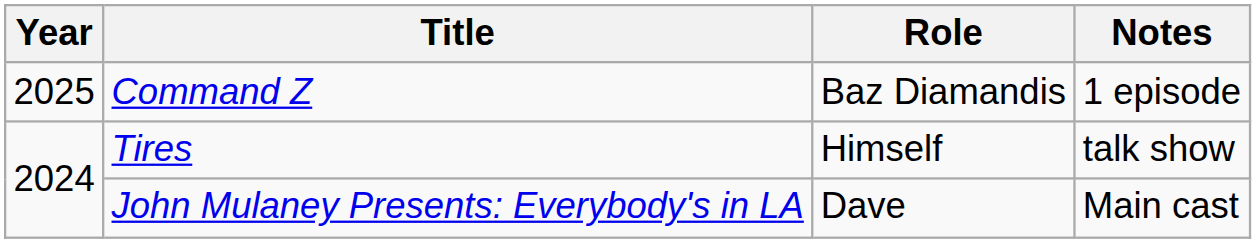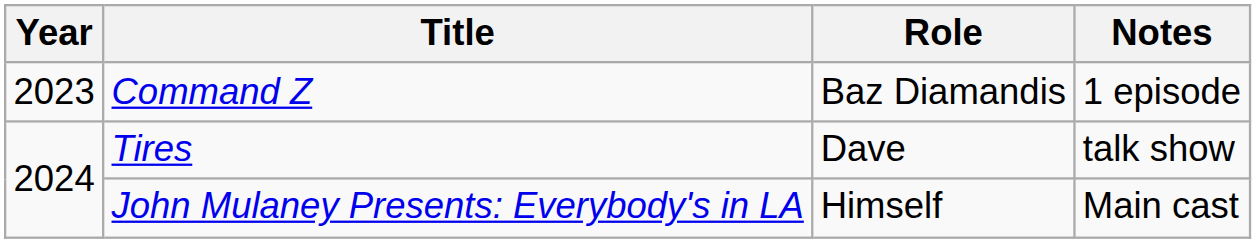(54, 91) 2025 -> (54, 91) 2023
(881, 149) Himself -> (863, 149) Dave
(863, 206) Dave -> (881, 206) Himself
